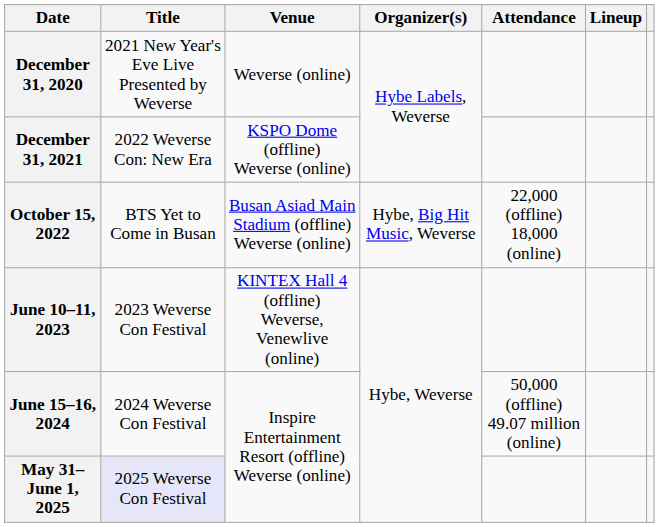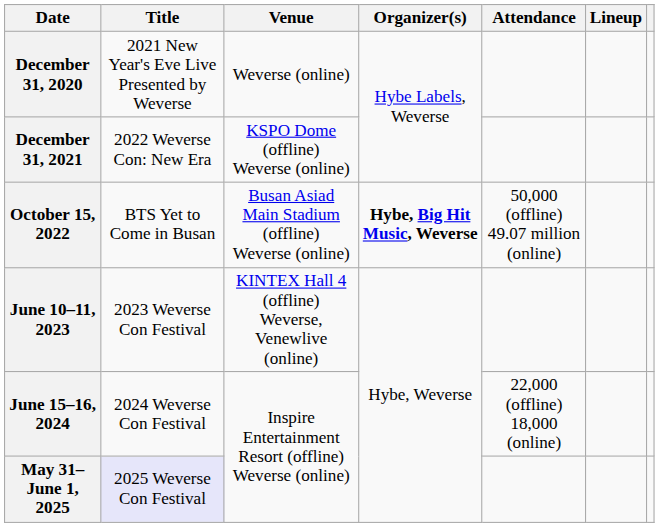(421, 224) normal -> (420, 224) bold
(534, 224) 22,000 (offline) 18,000 (online) -> (534, 224) 50,000 (offline) 49.07 million (online)
(534, 413) 50,000 (offline) 49.07 million (online) -> (534, 413) 22,000 (offline) 18,000 (online)
